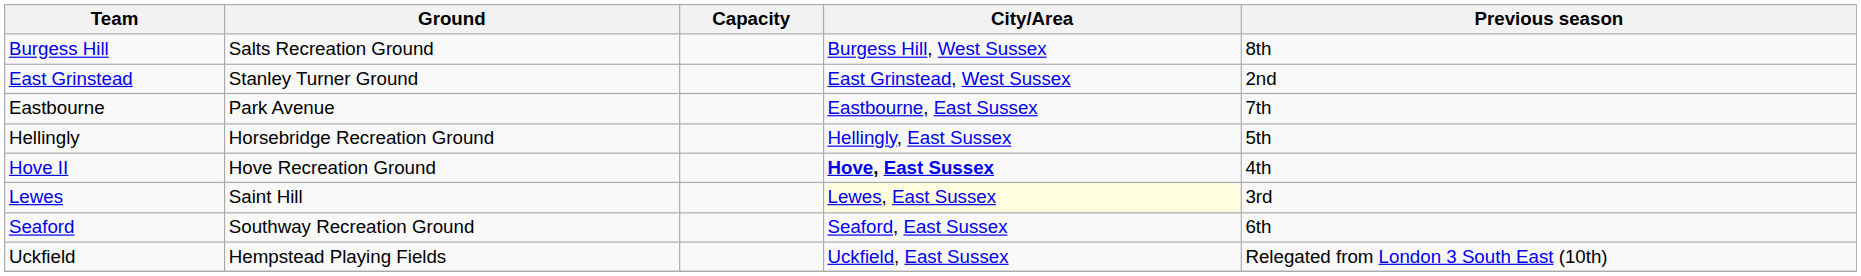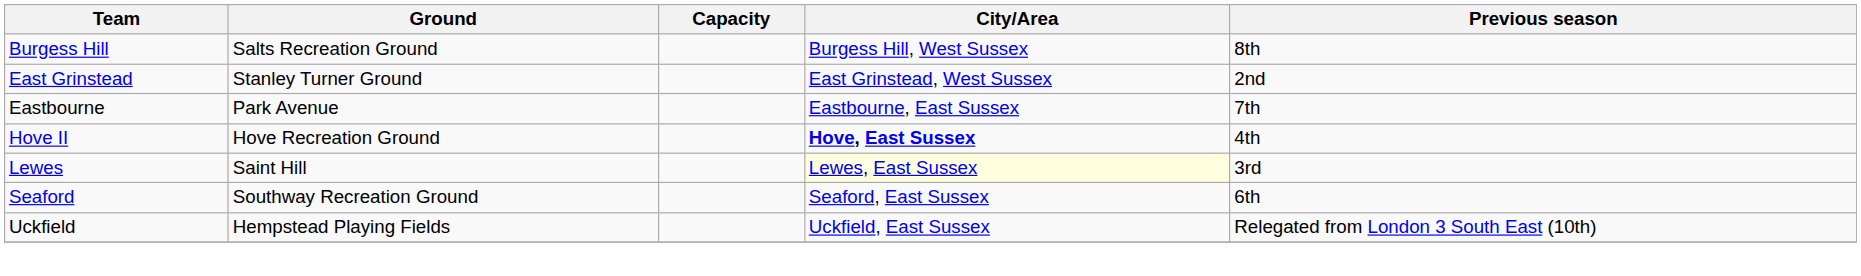- row: (44, 138)
